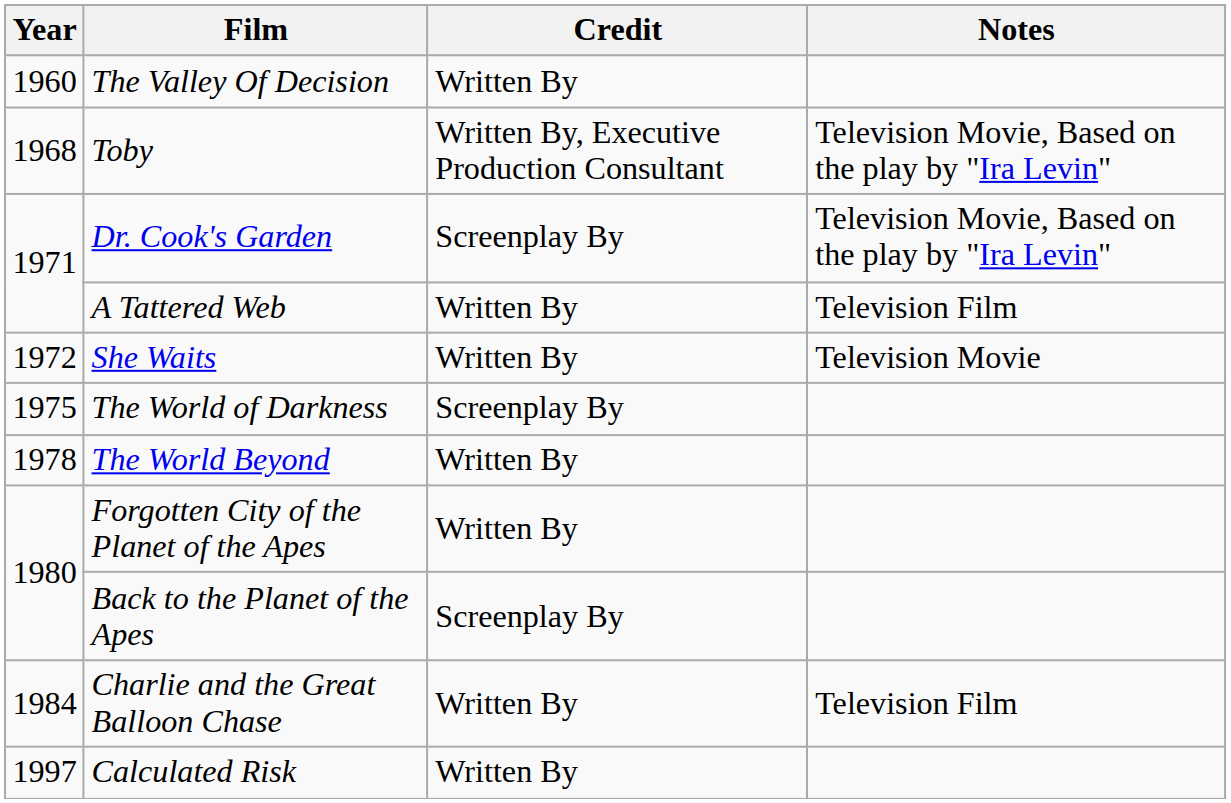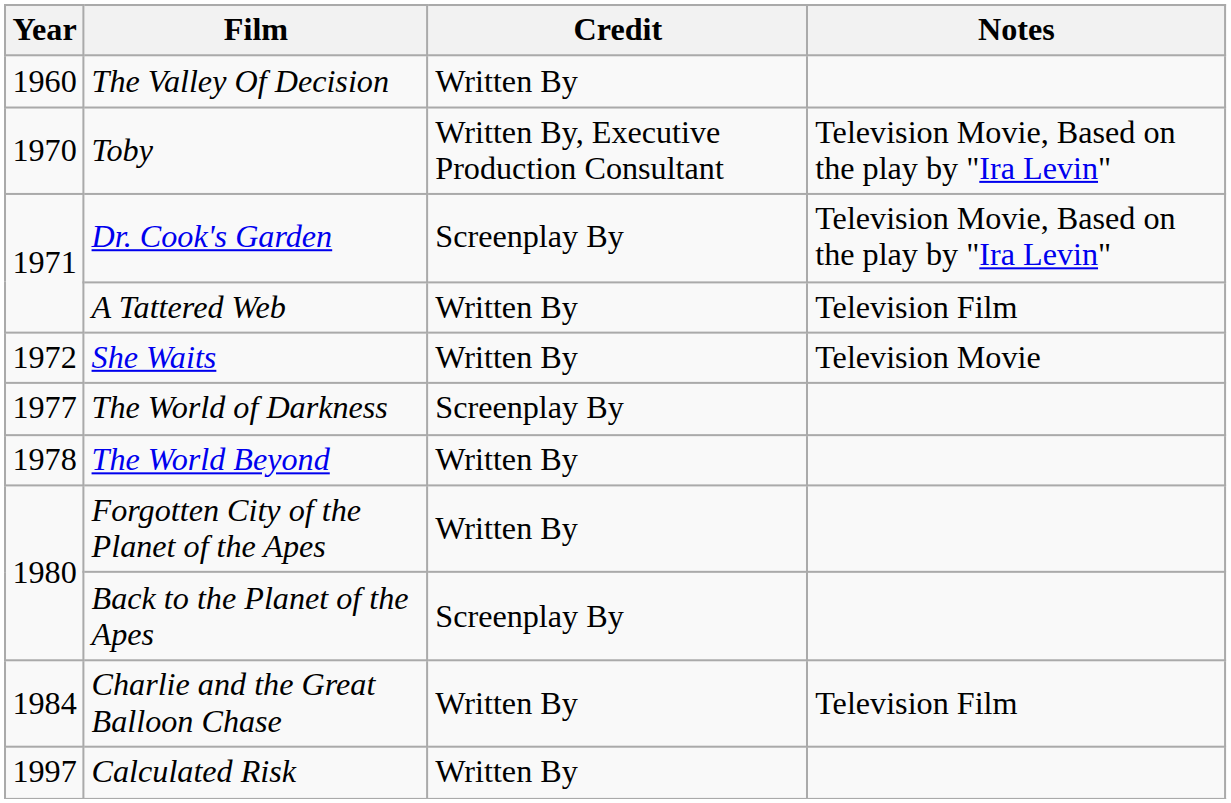(45, 150) 1968 -> (45, 150) 1970
(45, 408) 1975 -> (45, 408) 1977
